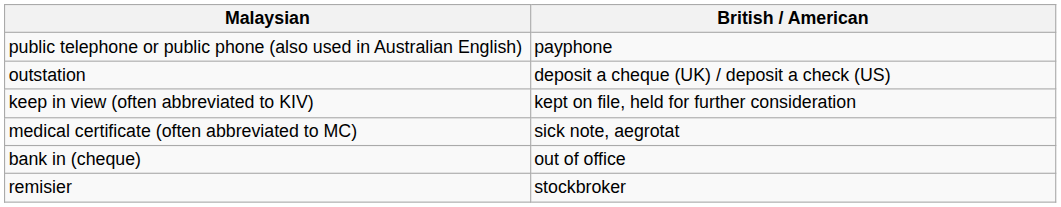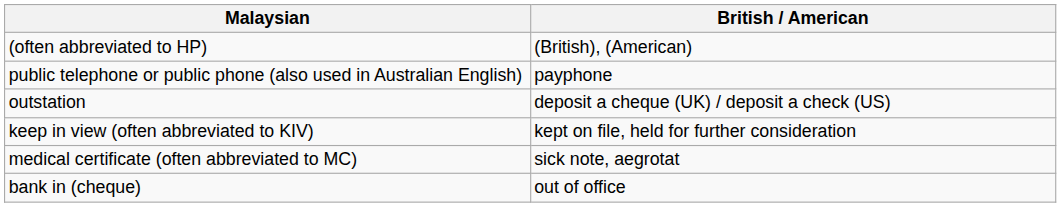+ row: (108, 46)
- row: (40, 187)
